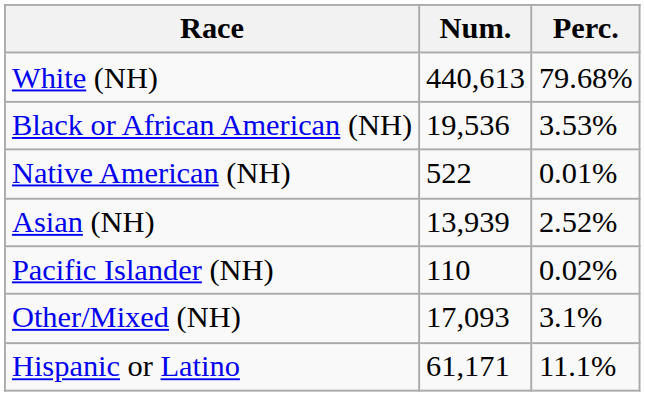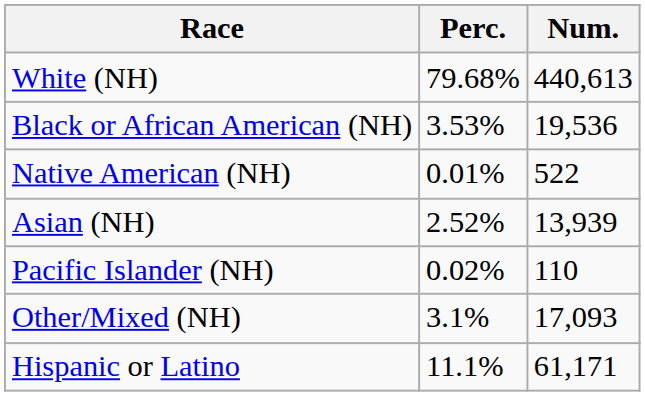columns swapped: (475, 28) <-> (586, 28)
